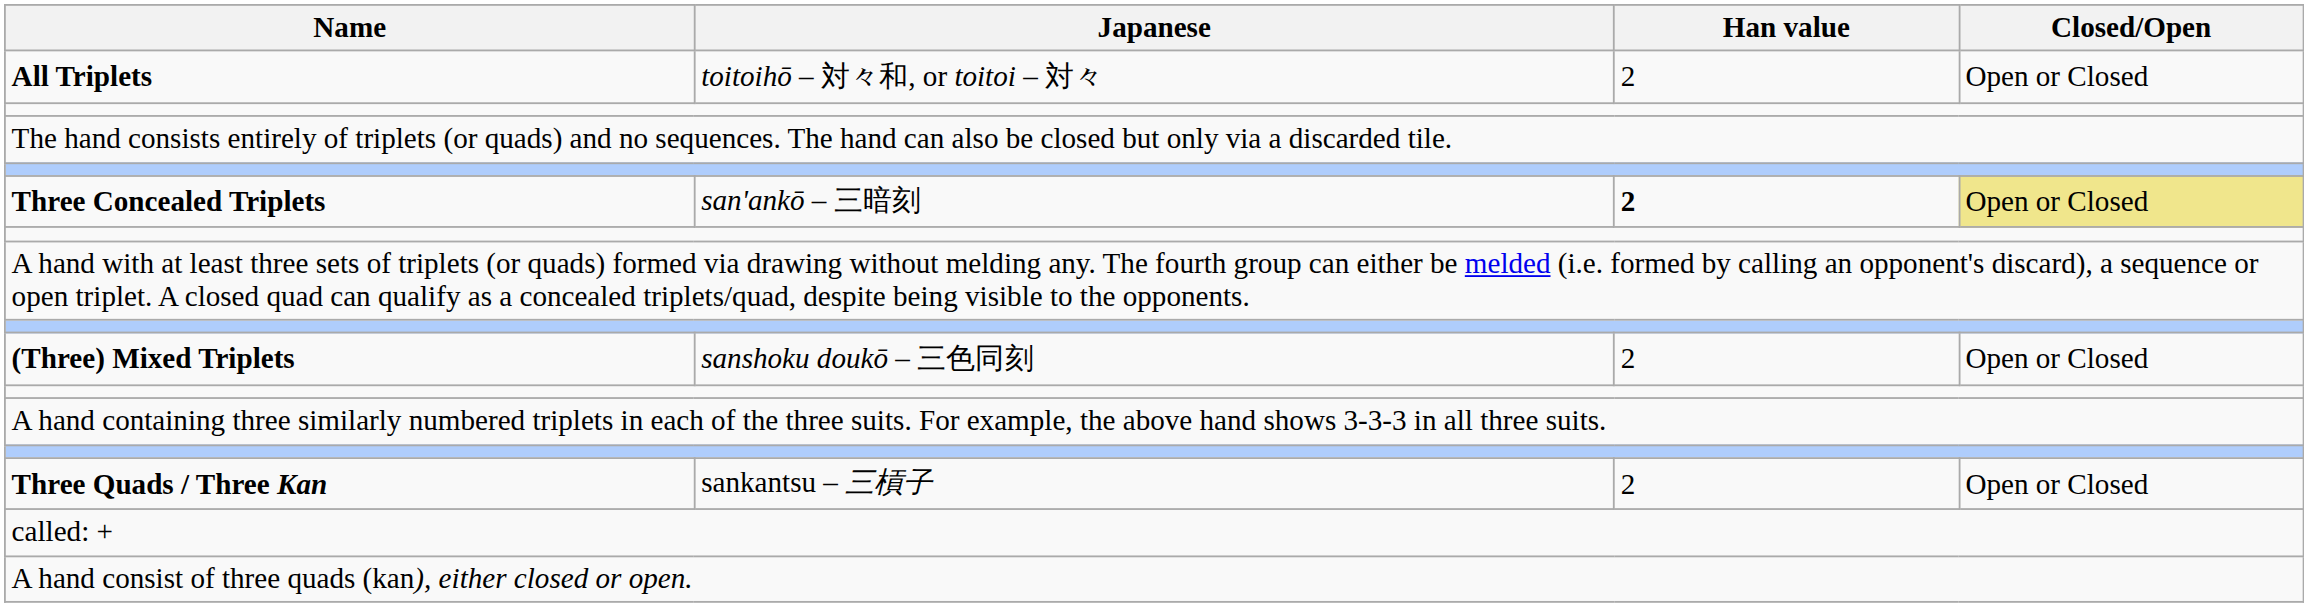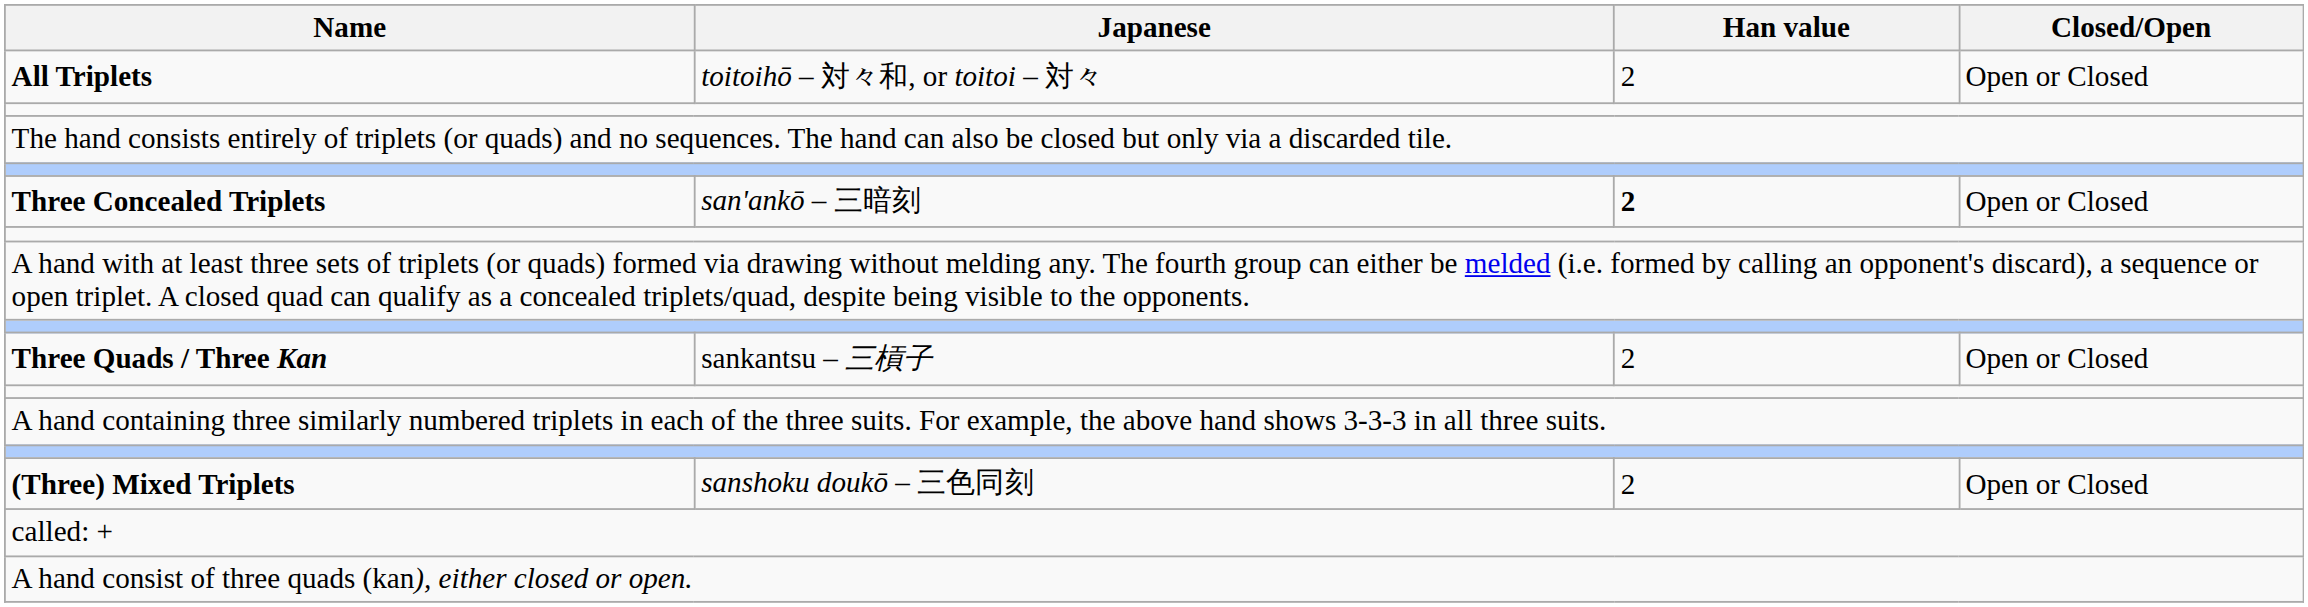(2057, 201) khaki background -> (2057, 201) no background
rows swapped: (153, 358) <-> (169, 483)
